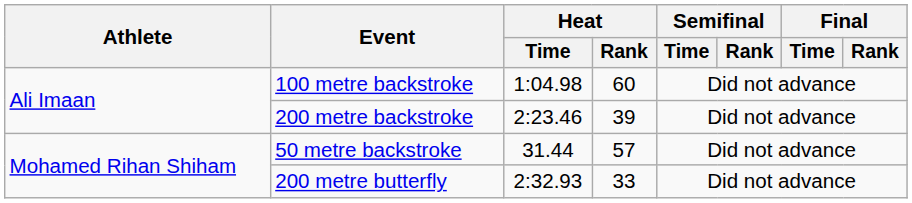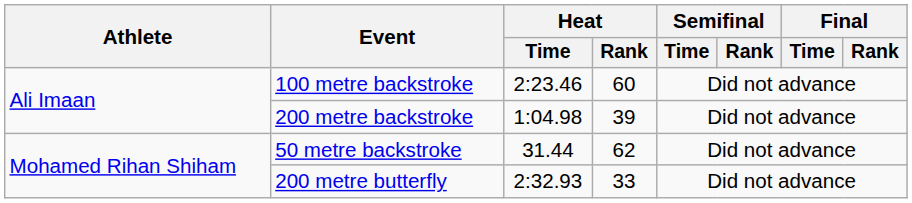(548, 85) 1:04.98 -> (548, 85) 2:23.46
(548, 117) 2:23.46 -> (548, 117) 1:04.98
(624, 150) 57 -> (624, 150) 62
